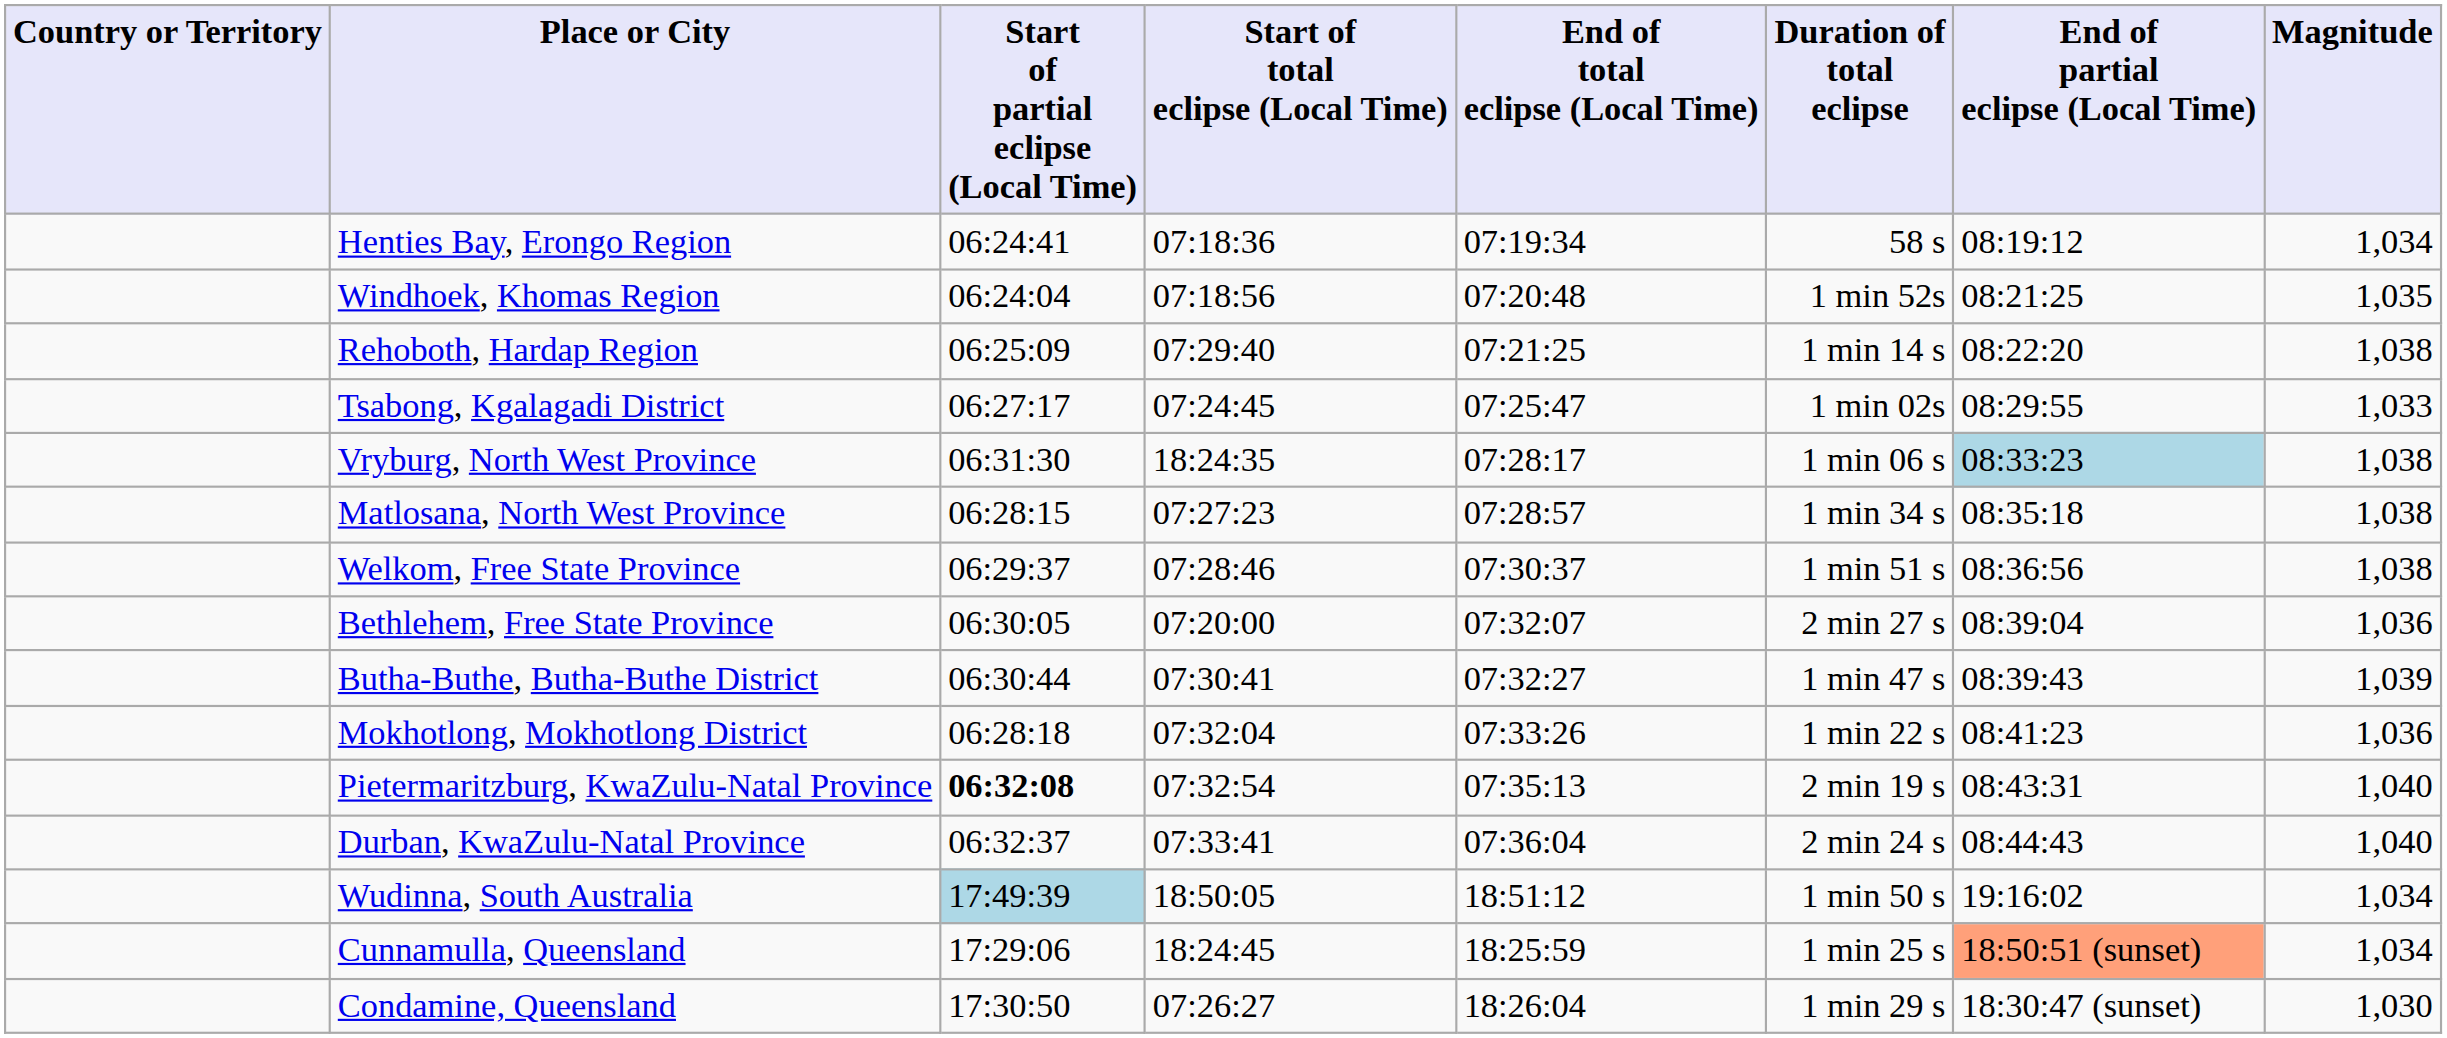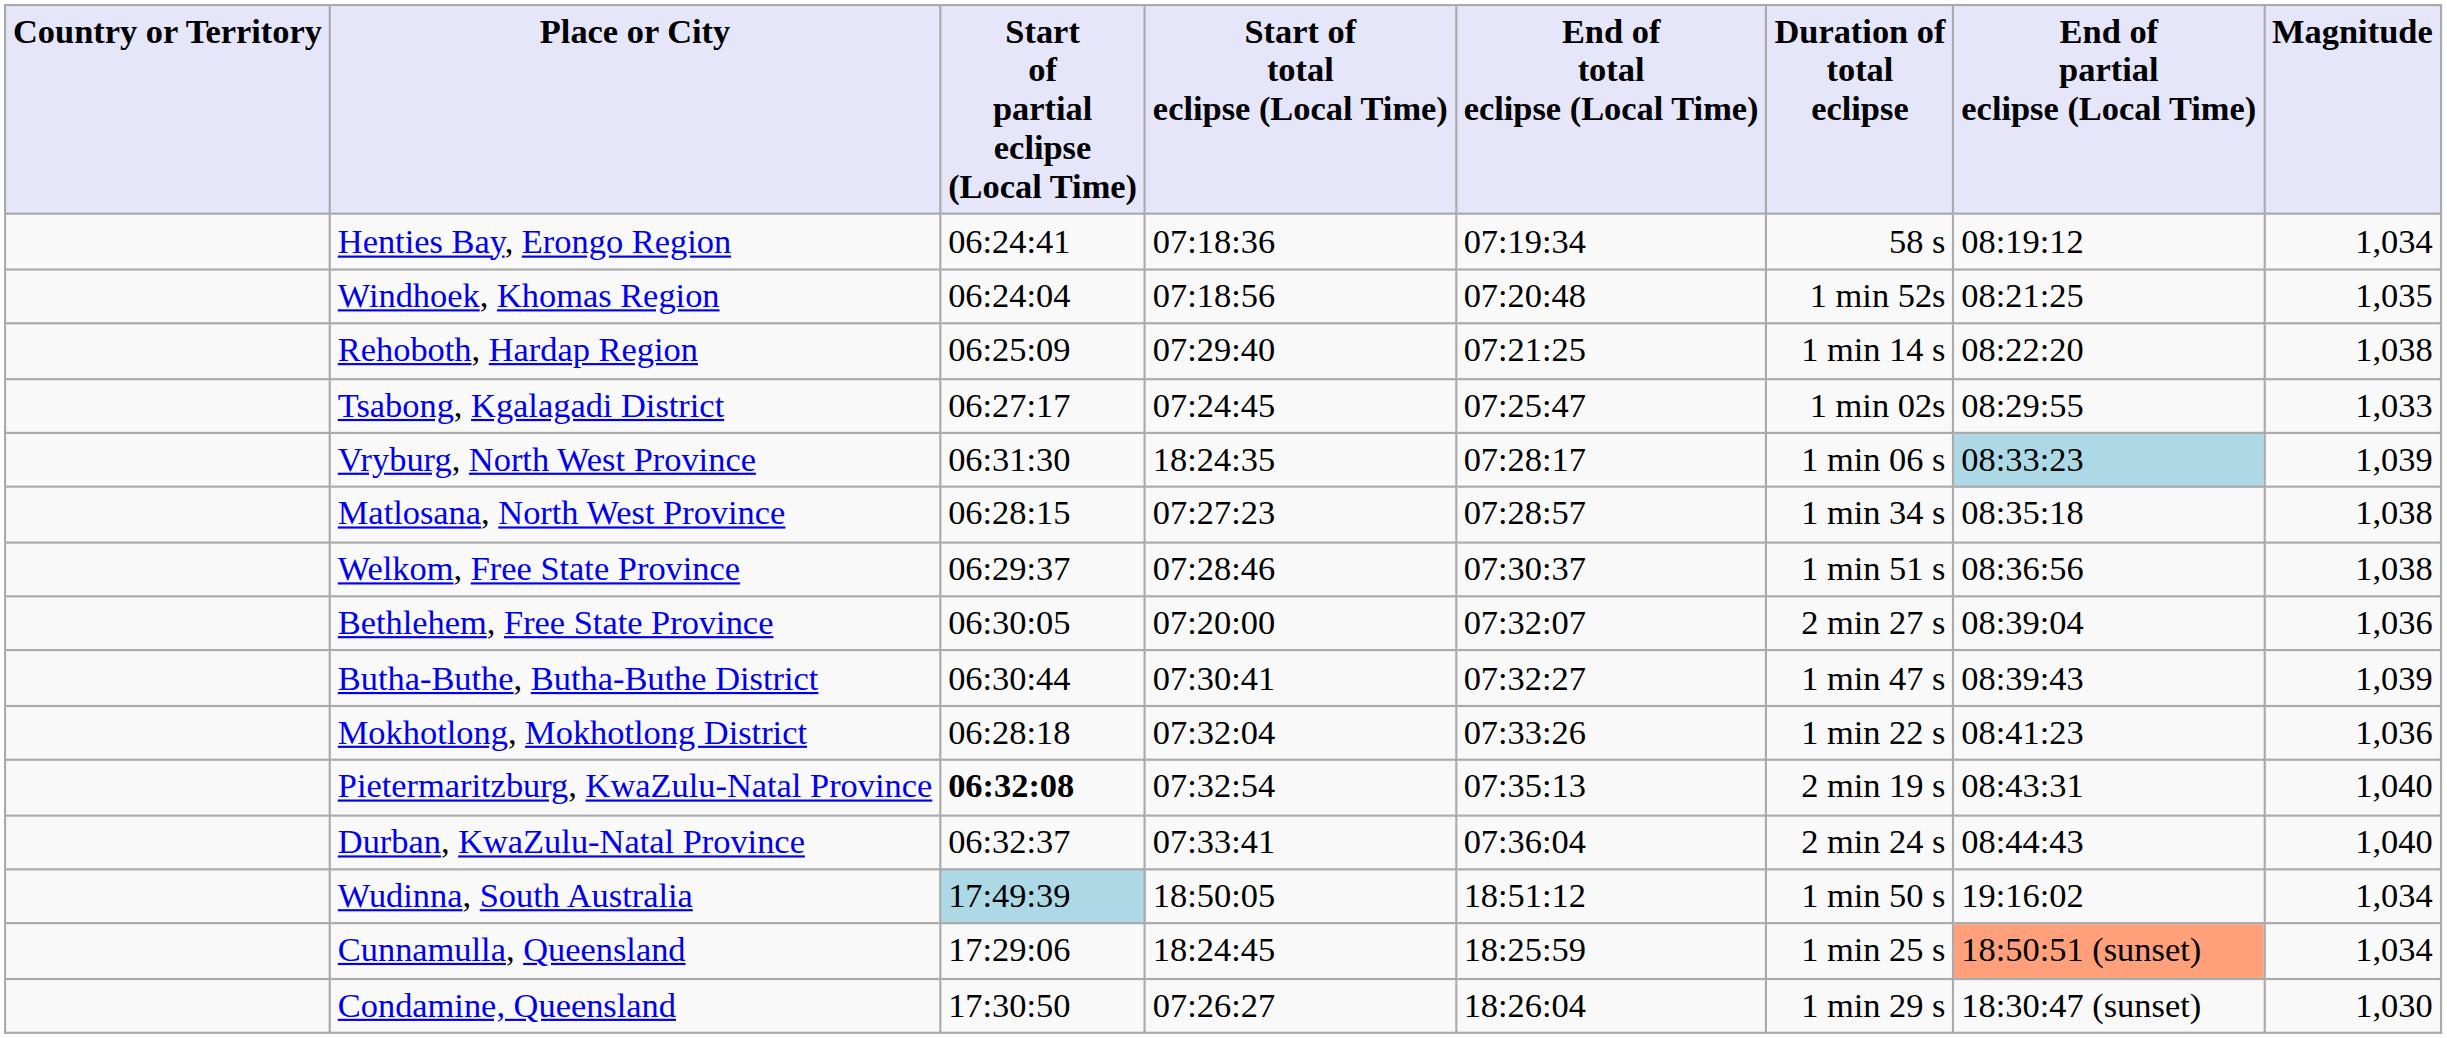(2394, 459) 1,038 -> (2394, 459) 1,039
